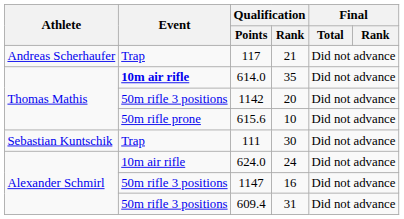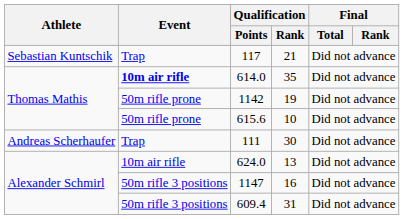(61, 56) Andreas Scherhaufer -> (60, 56) Sebastian Kuntschik
(174, 98) 50m rifle 3 positions -> (161, 98) 50m rifle prone
(290, 98) 20 -> (290, 98) 19
(60, 141) Sebastian Kuntschik -> (61, 141) Andreas Scherhaufer
(290, 162) 24 -> (290, 162) 13
